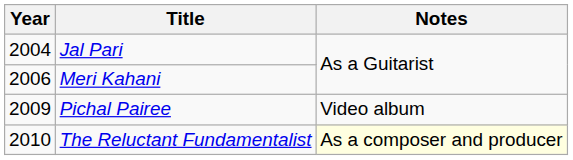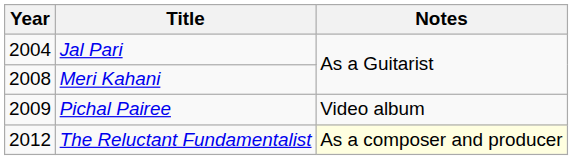(30, 79) 2006 -> (30, 79) 2008
(30, 139) 2010 -> (30, 139) 2012
